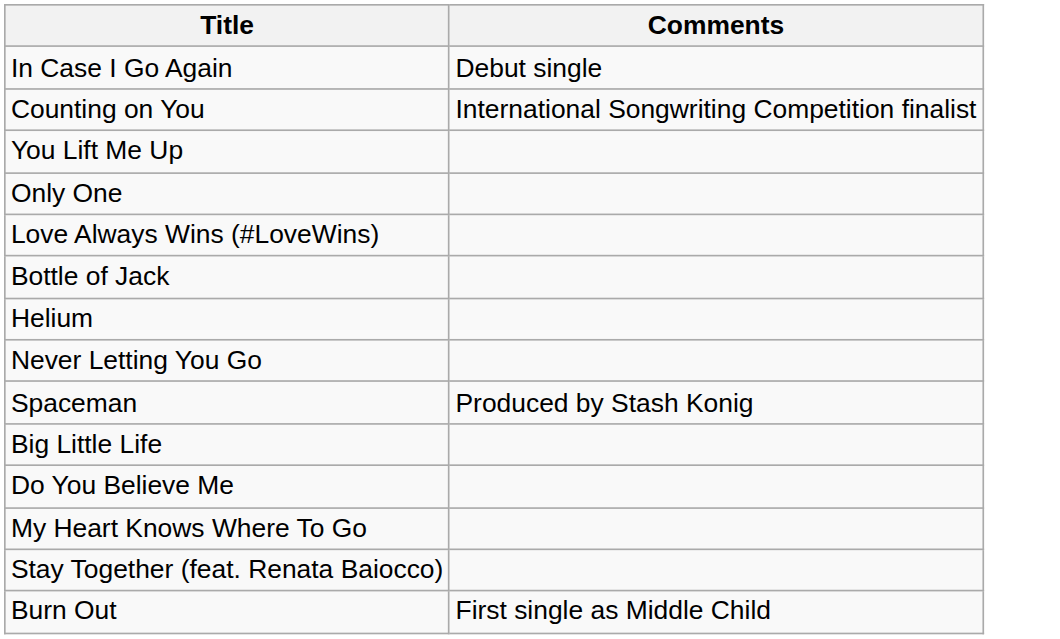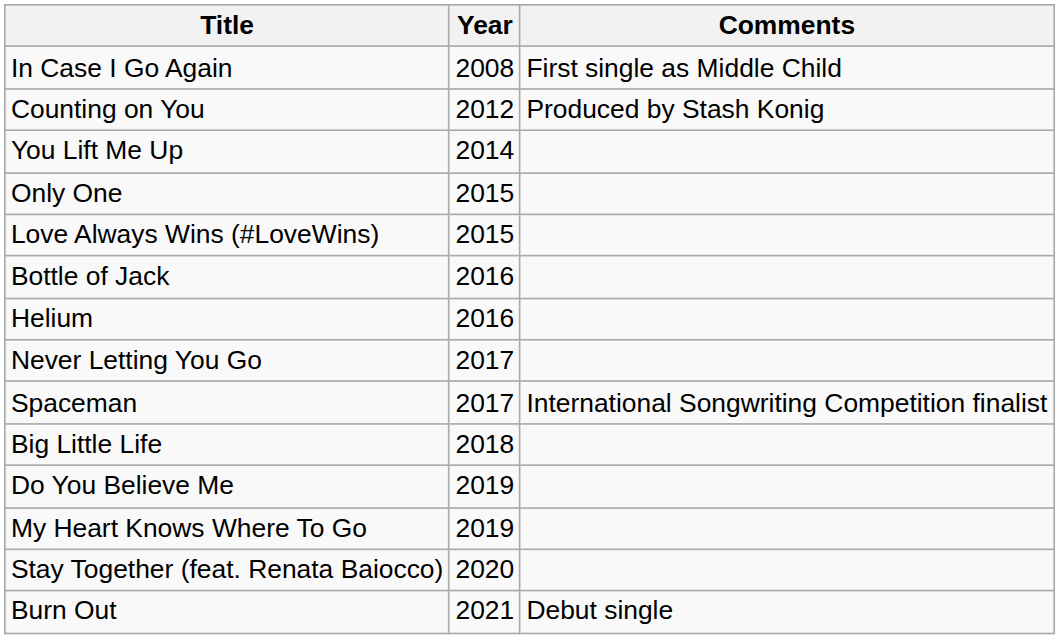+ column: (485, 25)
(529, 67) Debut single -> (684, 67) First single as Middle Child
(716, 109) International Songwriting Competition finalist -> (675, 109) Produced by Stash Konig
(604, 402) Produced by Stash Konig -> (787, 402) International Songwriting Competition finalist
(613, 611) First single as Middle Child -> (600, 611) Debut single
